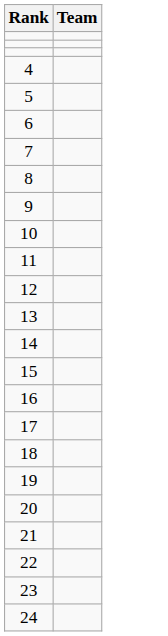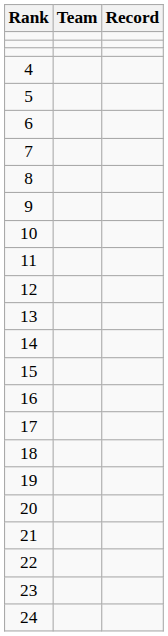+ column: (132, 18)
